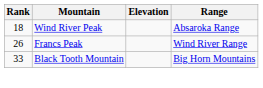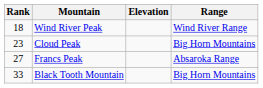(206, 28) Absaroka Range -> (210, 28) Wind River Range
+ row: (57, 43)
(18, 43) 26 -> (18, 59) 27
(210, 43) Wind River Range -> (206, 59) Absaroka Range
